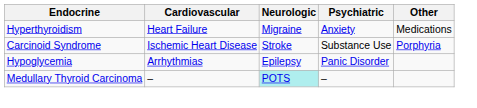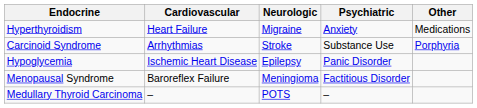(202, 45) Ischemic Heart Disease -> (175, 45) Arrhythmias
(175, 62) Arrhythmias -> (202, 62) Ischemic Heart Disease
+ row: (60, 78)
(276, 78) paleturquoise background -> (276, 95) no background
